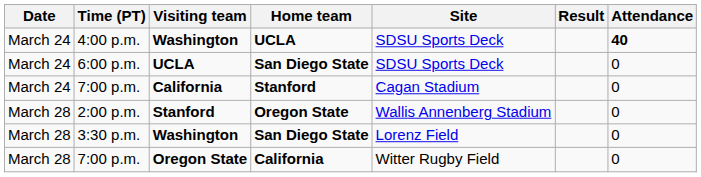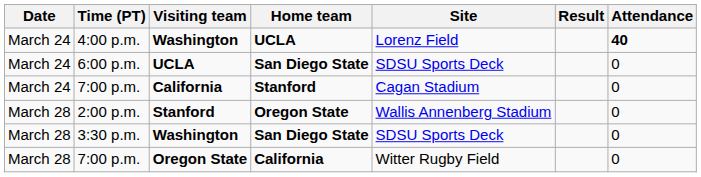(440, 40) SDSU Sports Deck -> (417, 40) Lorenz Field
(417, 135) Lorenz Field -> (440, 135) SDSU Sports Deck
